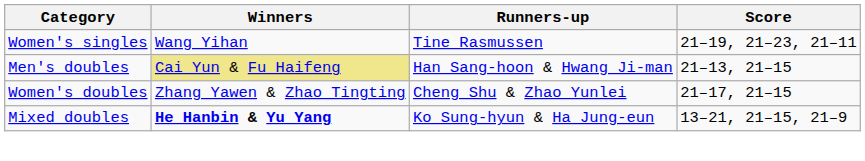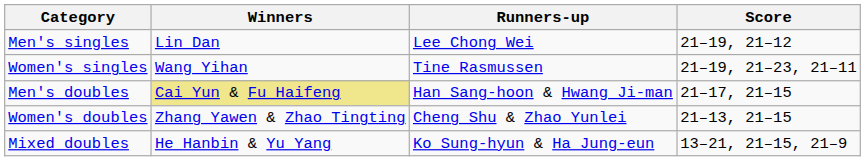+ row: (69, 42)
(736, 68) 21–13, 21–15 -> (736, 93) 21–17, 21–15
(736, 93) 21–17, 21–15 -> (736, 118) 21–13, 21–15
(243, 118) bold -> (243, 143) normal
